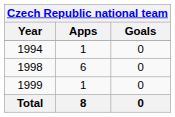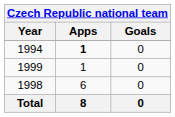(83, 49) normal -> (83, 49) bold
rows swapped: (30, 67) <-> (30, 85)
